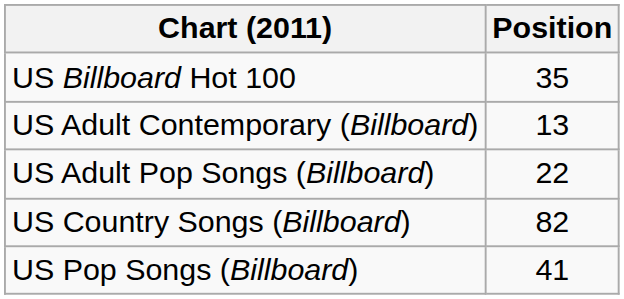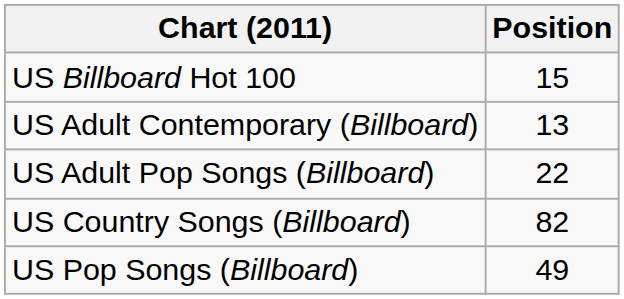(552, 76) 35 -> (552, 76) 15
(552, 269) 41 -> (552, 269) 49
